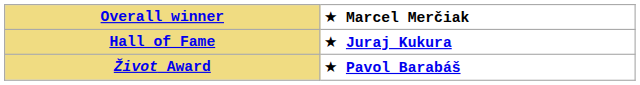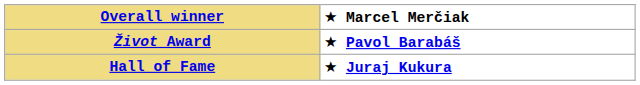rows swapped: (162, 42) <-> (162, 67)
